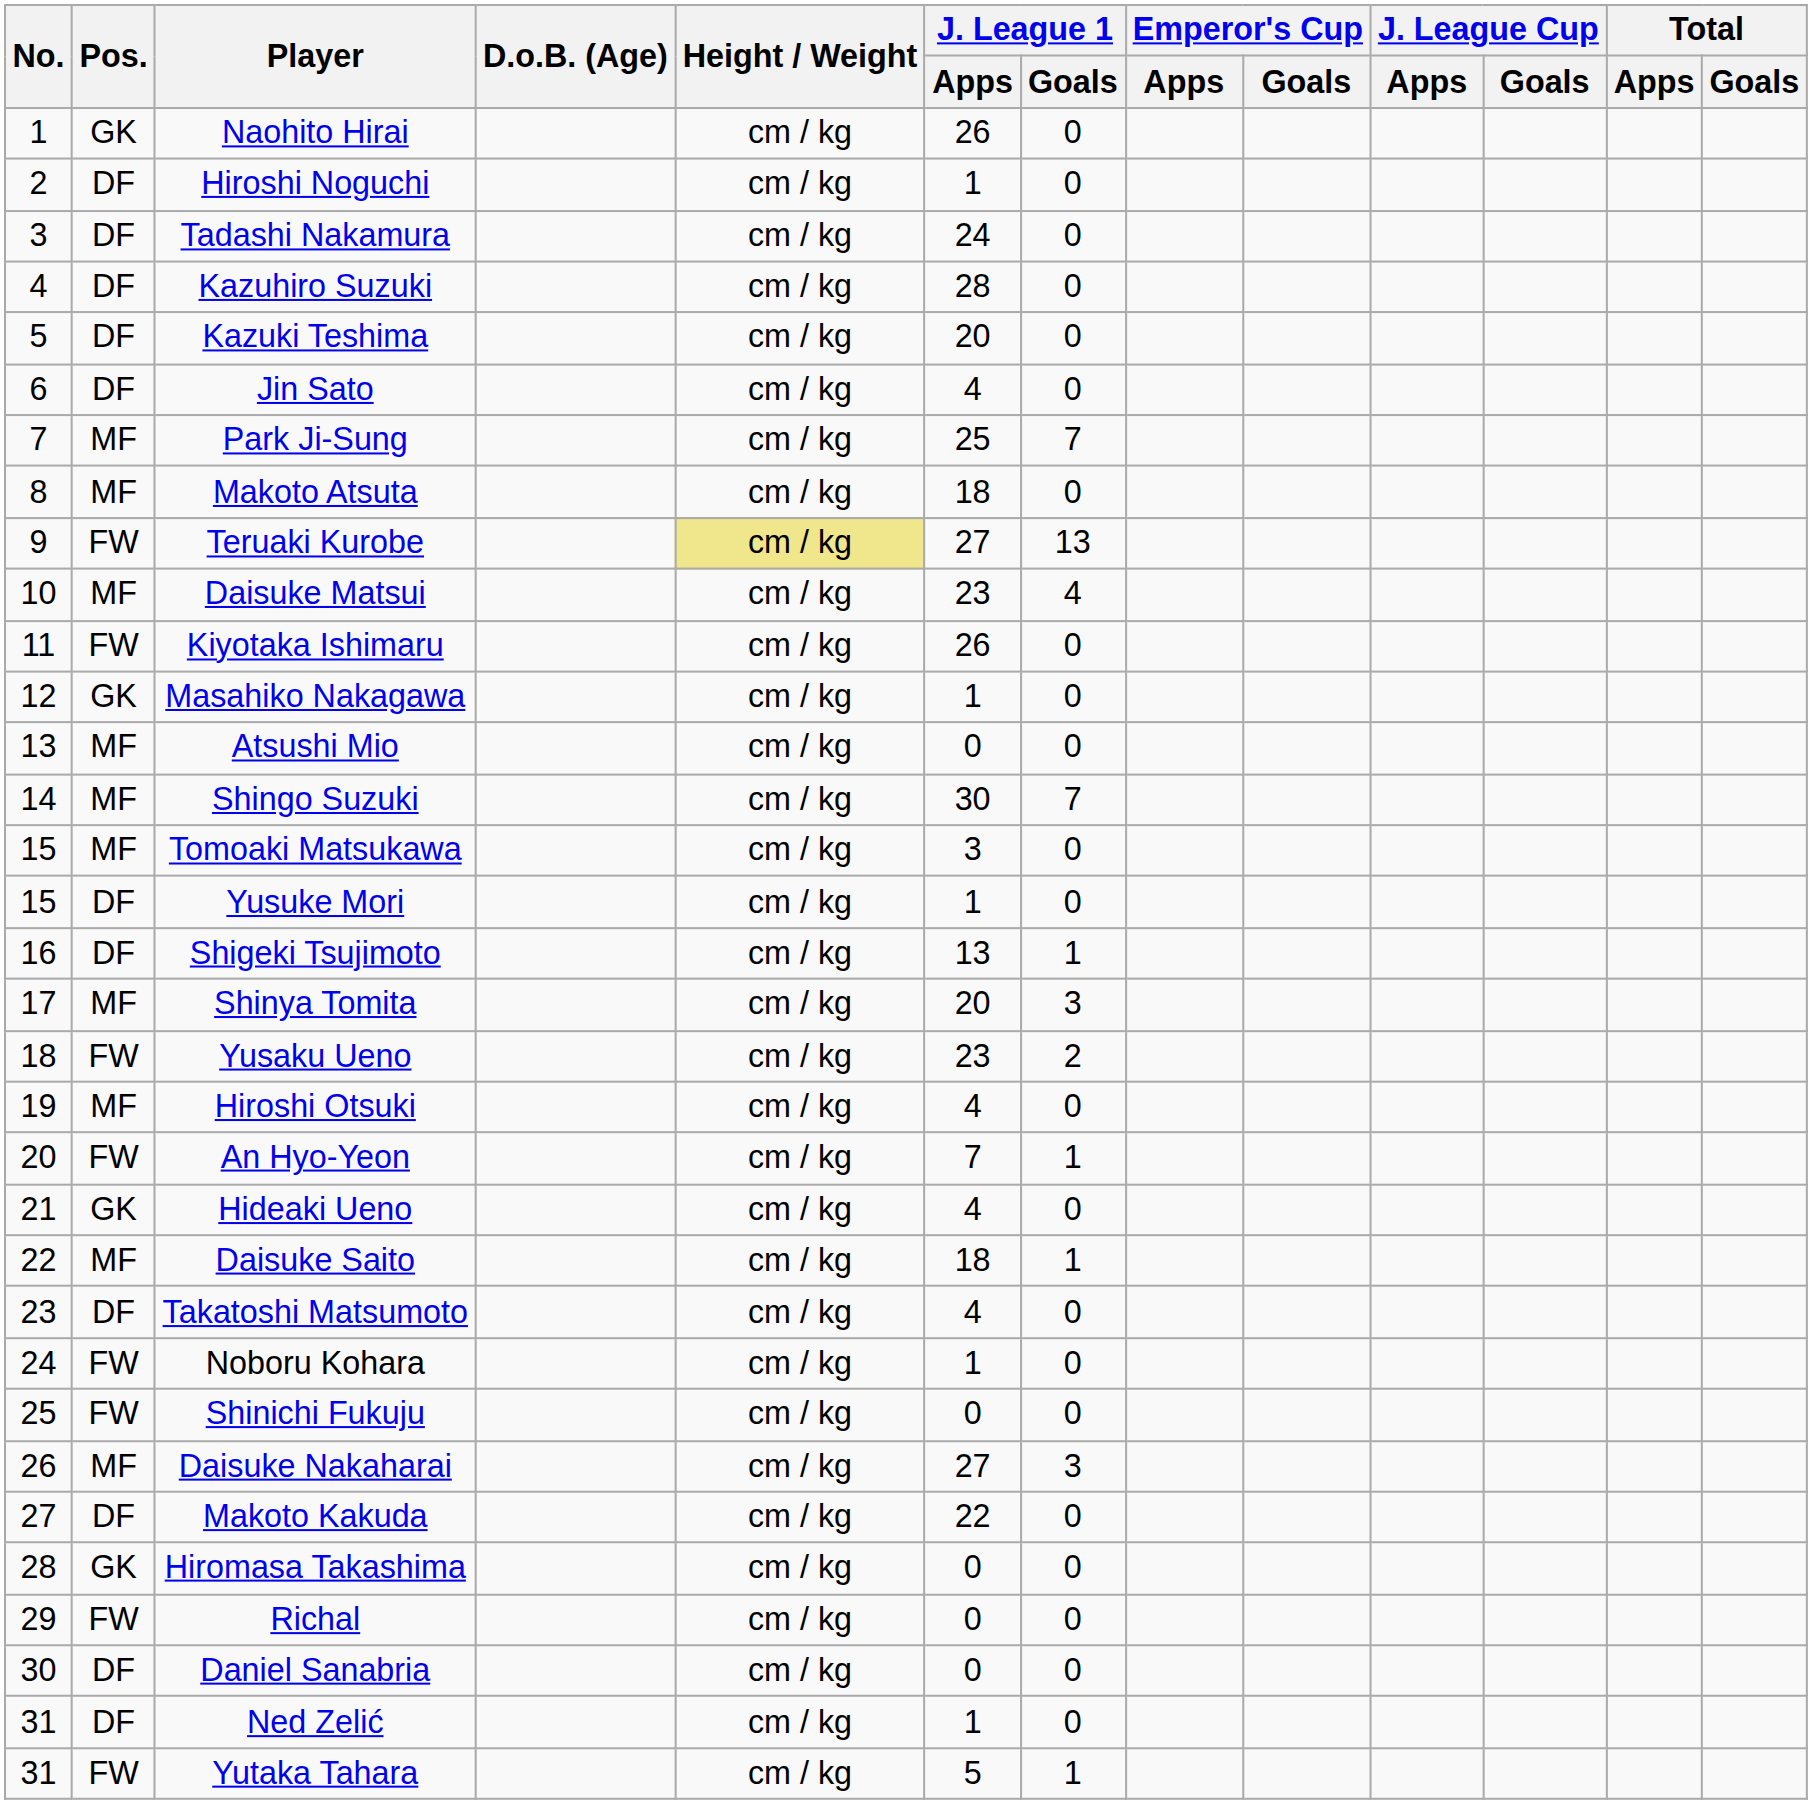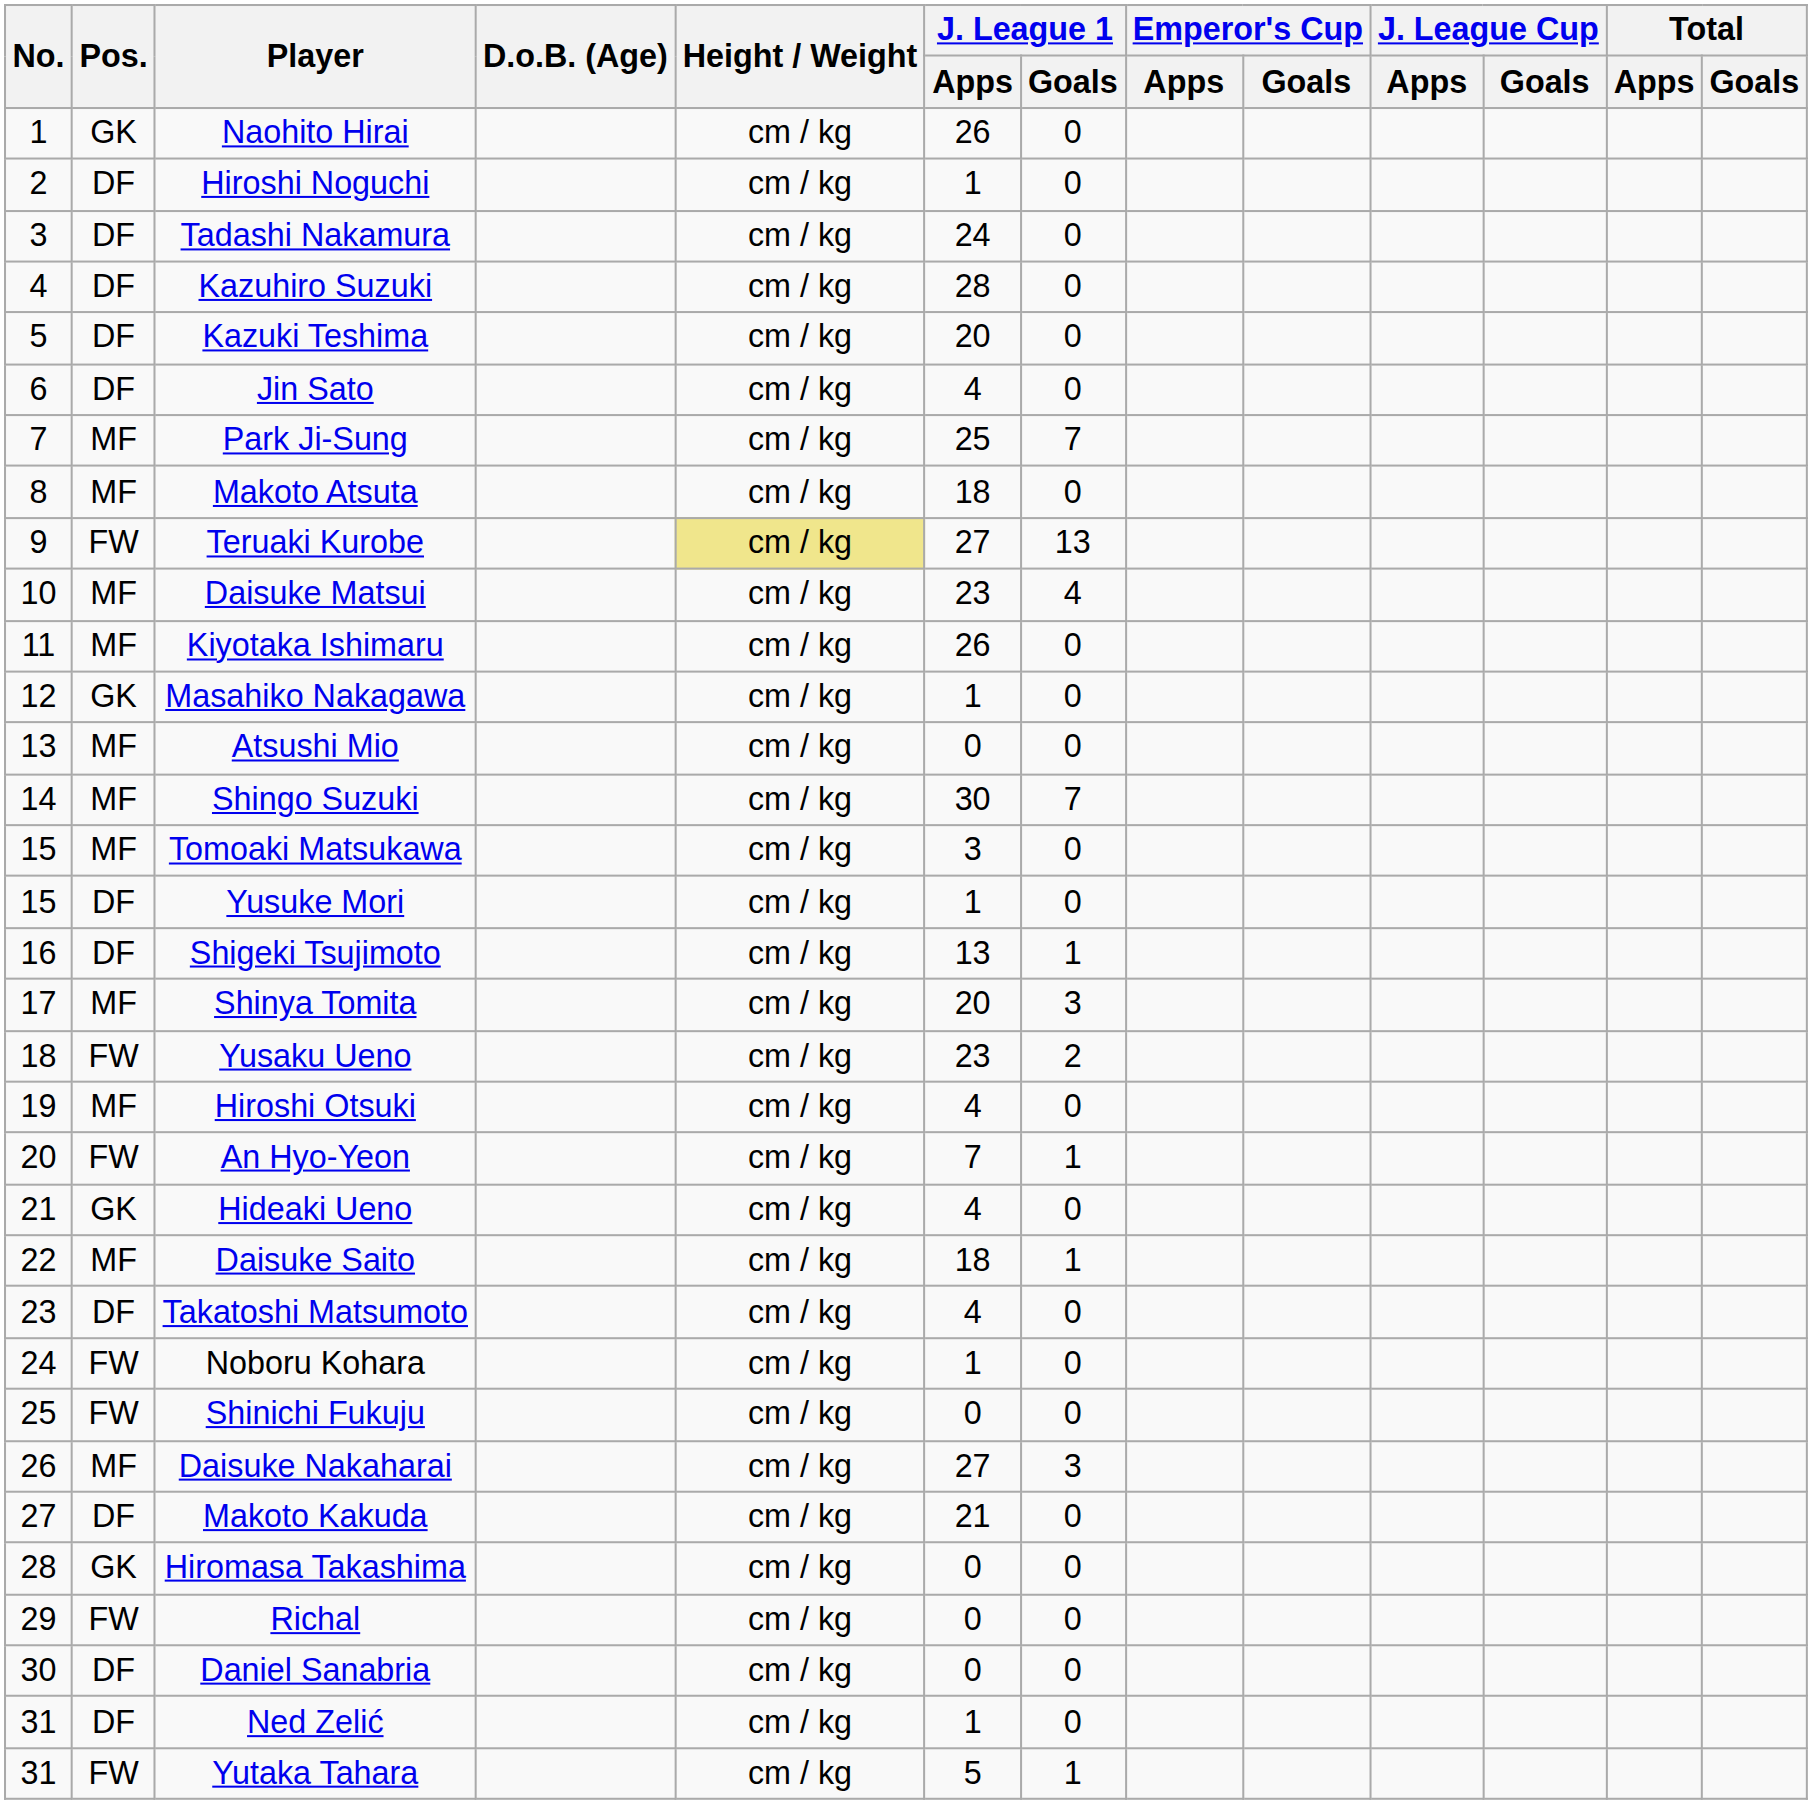(114, 645) FW -> (114, 645) MF
(973, 1516) 22 -> (973, 1516) 21
